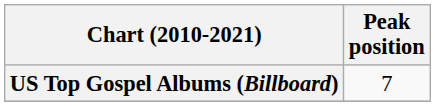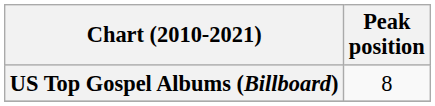(387, 82) 7 -> (387, 82) 8
